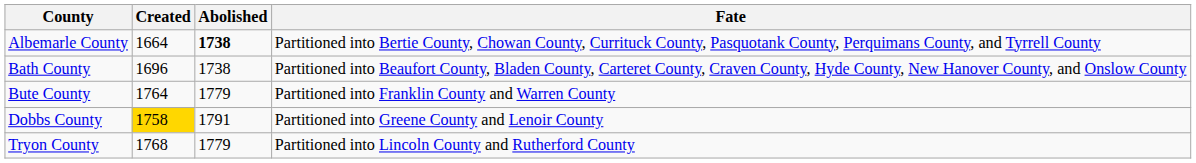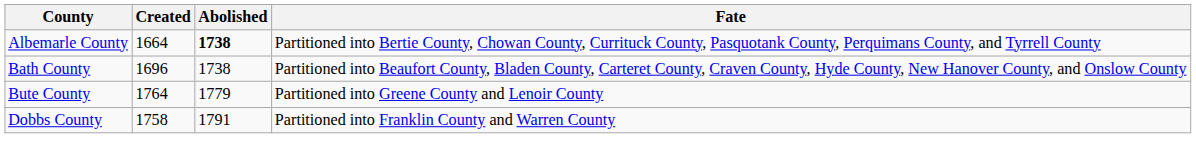(445, 94) Partitioned into Franklin County and Warren County -> (439, 94) Partitioned into Greene County and Lenoir County
(152, 119) gold background -> (152, 119) no background
(439, 119) Partitioned into Greene County and Lenoir County -> (445, 119) Partitioned into Franklin County and Warren County
- row: (53, 145)
